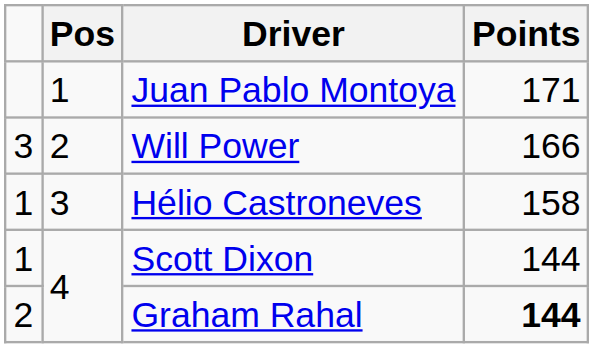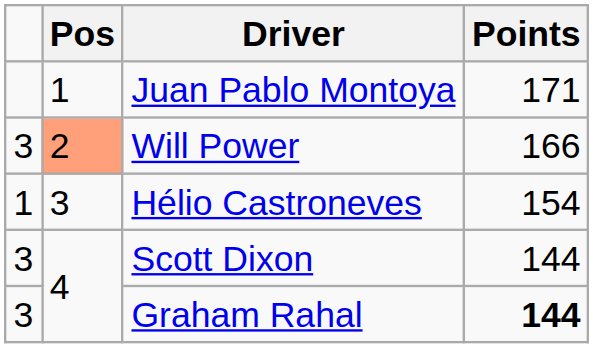(60, 146) no background -> (60, 146) lightsalmon background
(551, 202) 158 -> (551, 202) 154
(23, 259) 1 -> (23, 259) 3
(23, 315) 2 -> (23, 315) 3
